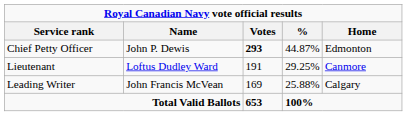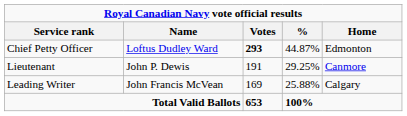(158, 48) John P. Dewis -> (172, 48) Loftus Dudley Ward
(172, 66) Loftus Dudley Ward -> (158, 66) John P. Dewis
